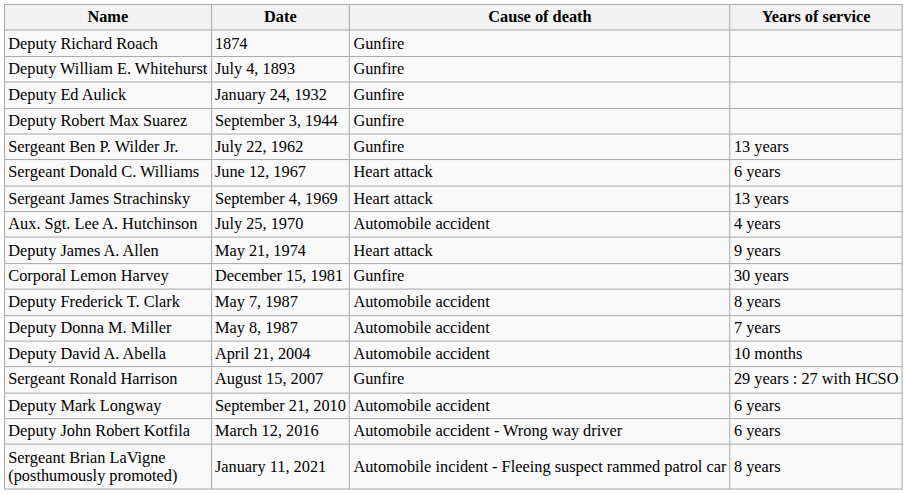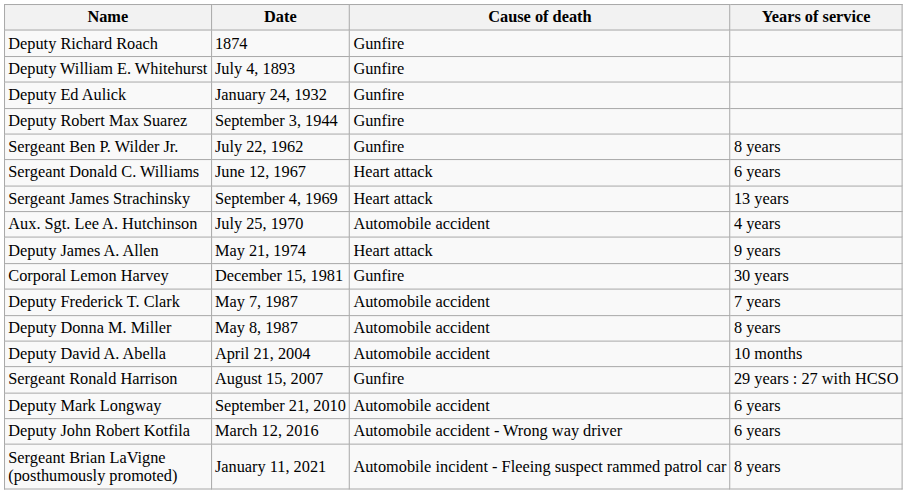(761, 146) 13 years -> (757, 146) 8 years
(757, 302) 8 years -> (757, 302) 7 years
(757, 328) 7 years -> (757, 328) 8 years
